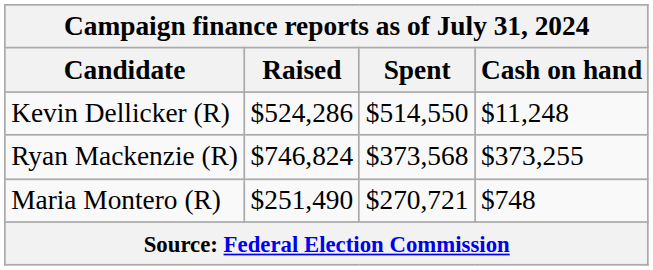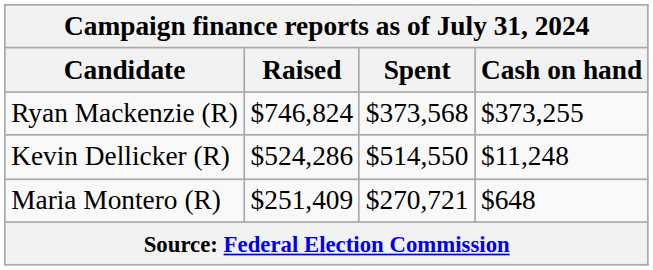rows swapped: (121, 112) <-> (125, 156)
(302, 199) $251,490 -> (302, 199) $251,409
(508, 199) $748 -> (508, 199) $648
